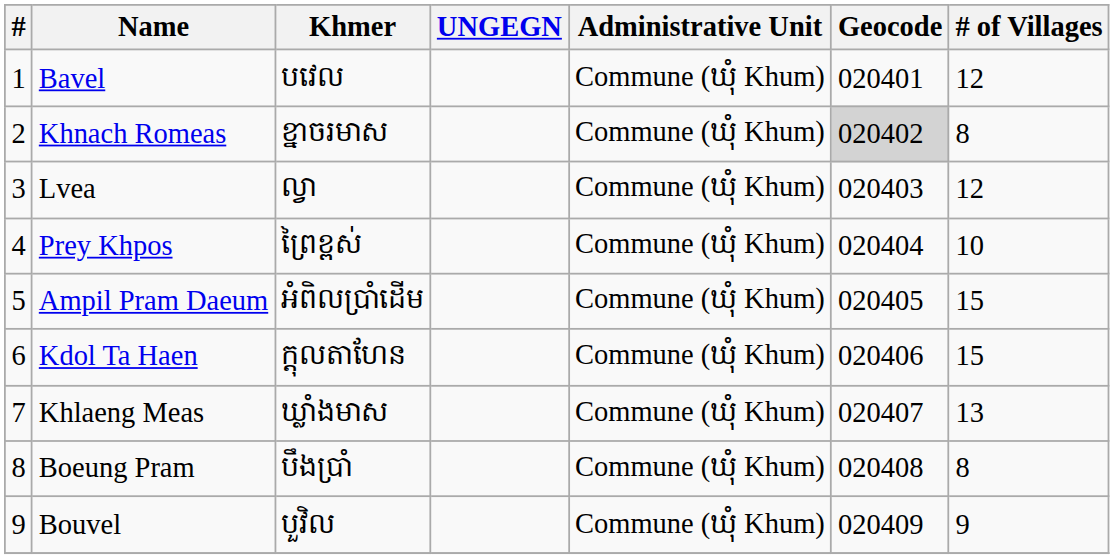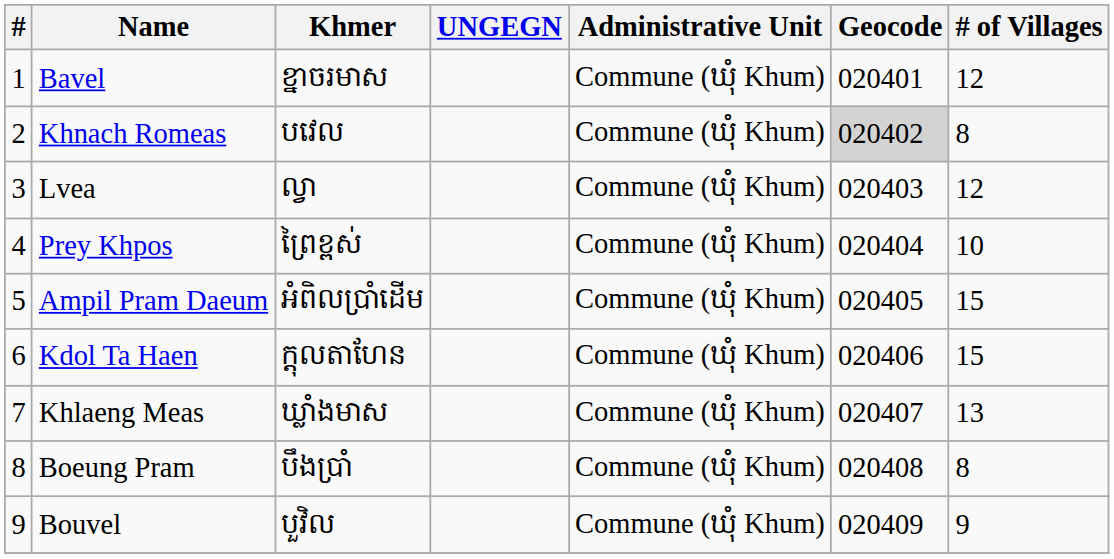(312, 75) បវេល -> (335, 75) ខ្នាចរមាស
(335, 131) ខ្នាចរមាស -> (312, 131) បវេល
